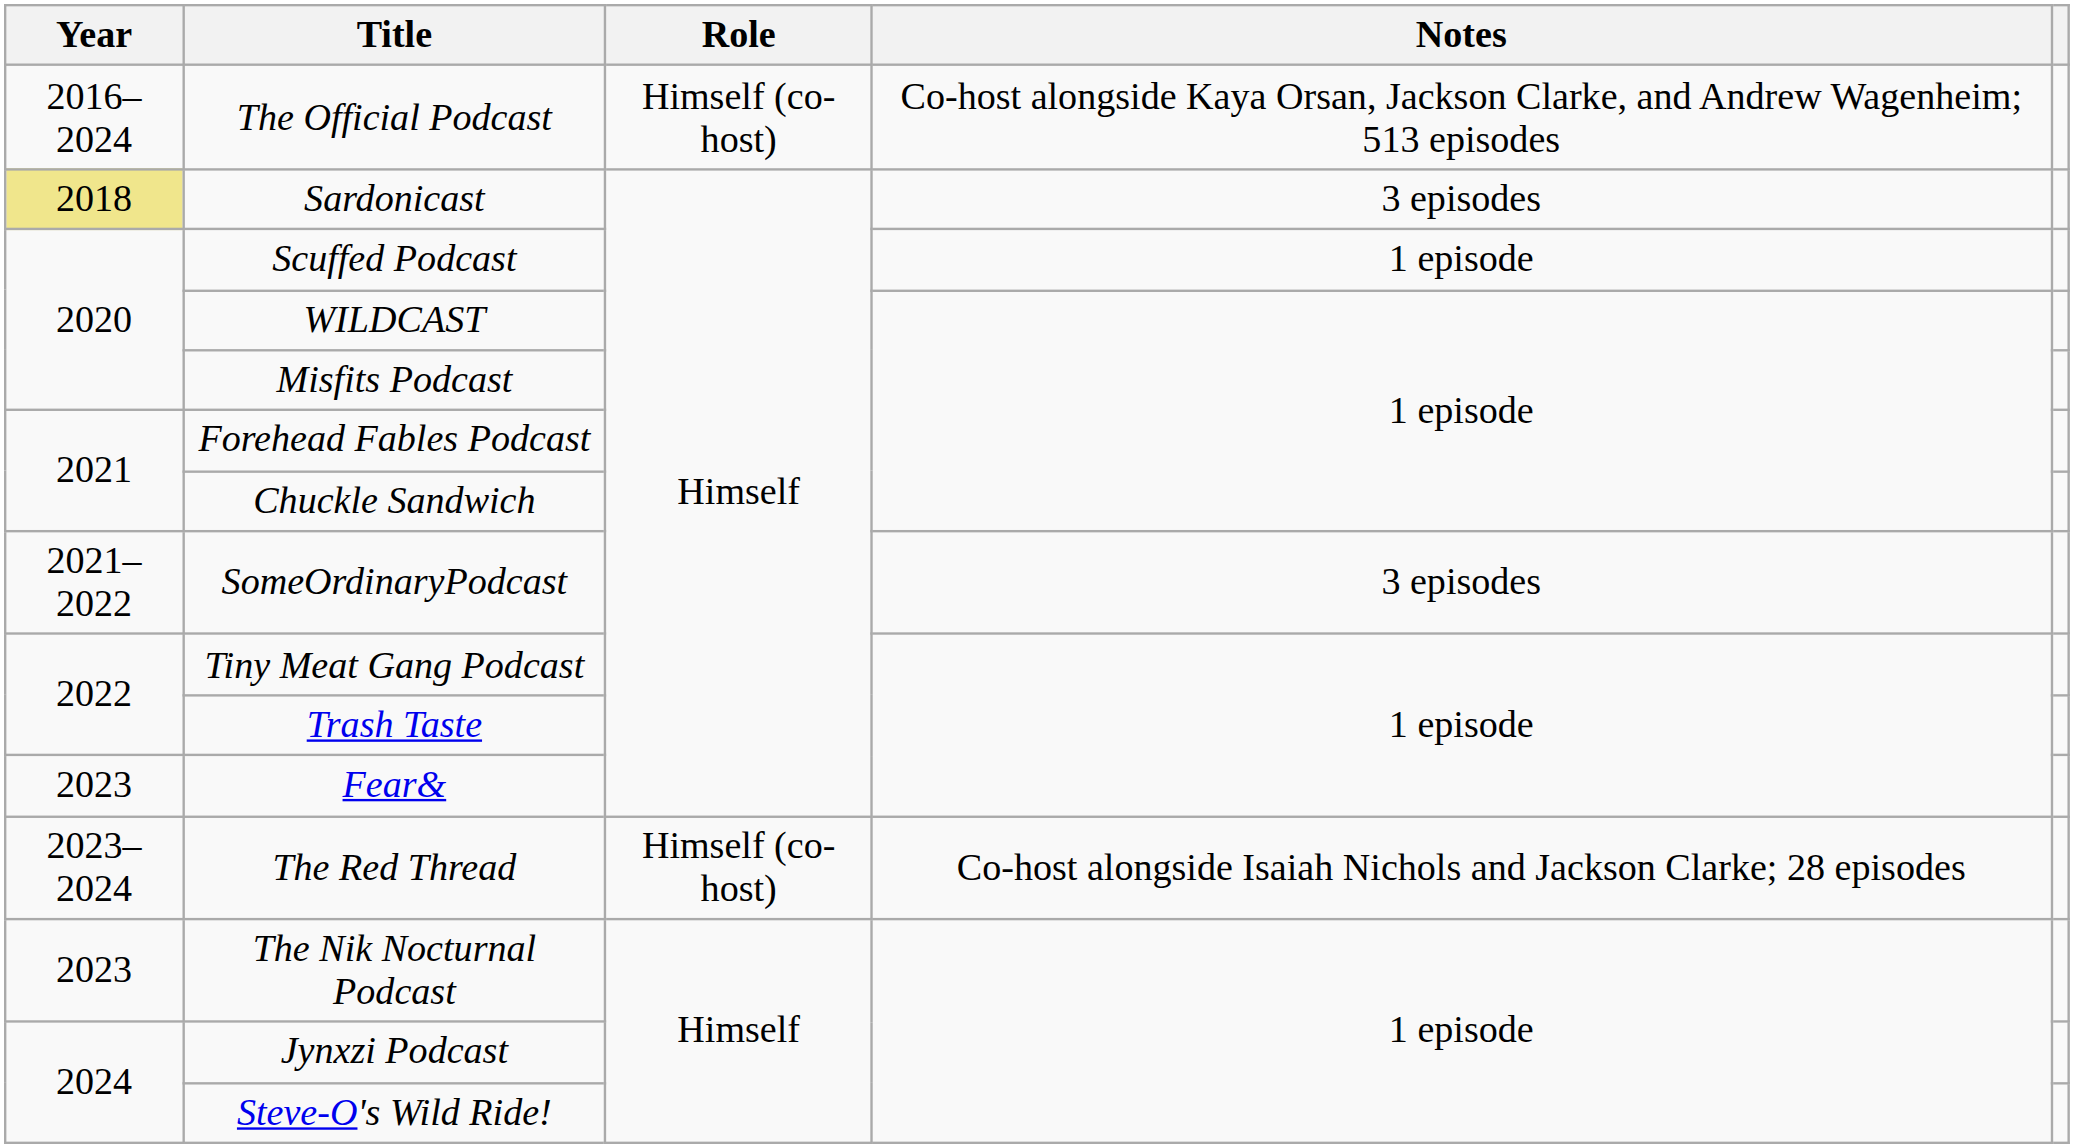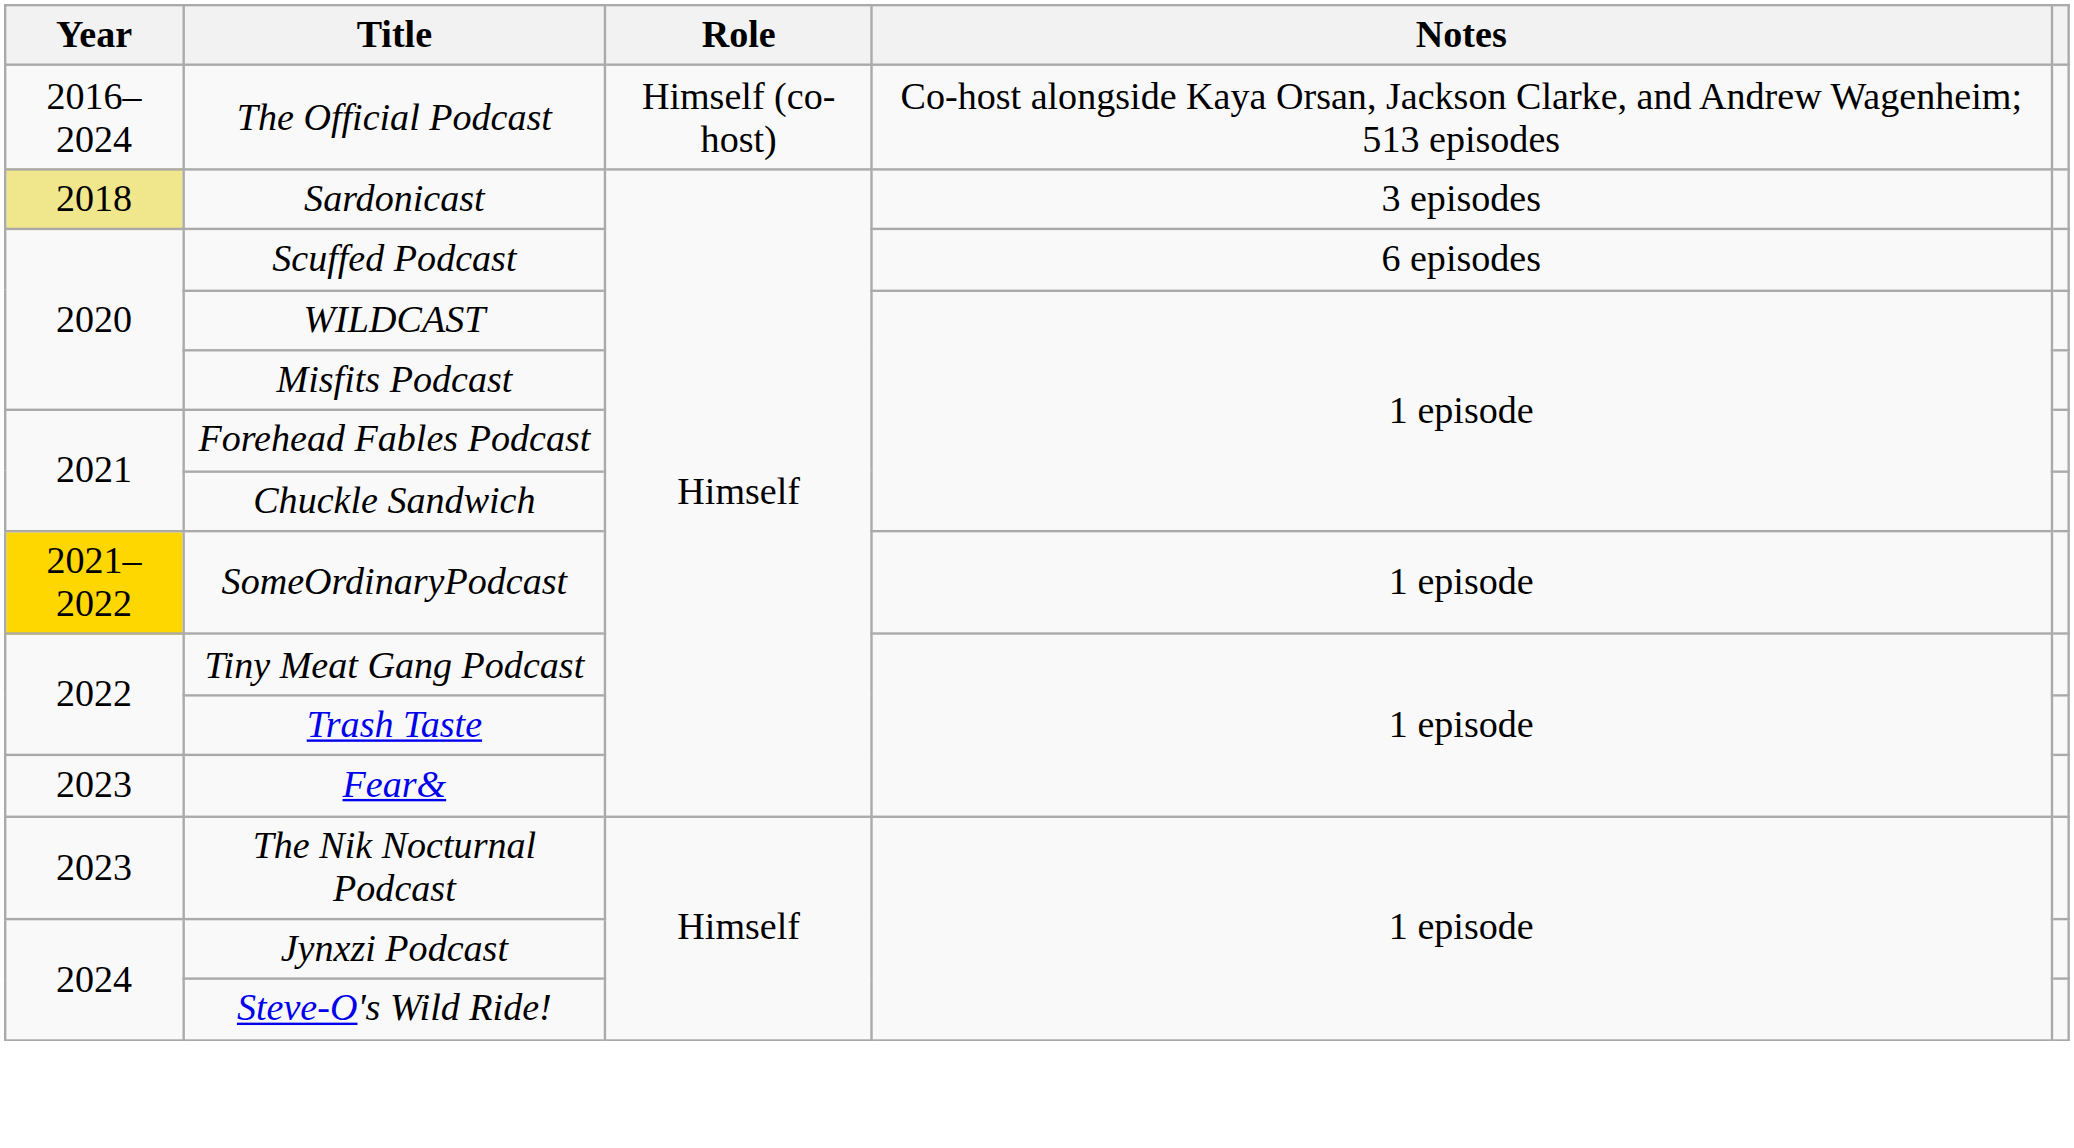(1461, 258) 1 episode -> (1461, 258) 6 episodes
(94, 582) no background -> (94, 582) gold background
(1461, 582) 3 episodes -> (1461, 582) 1 episode
- row: (394, 866)
